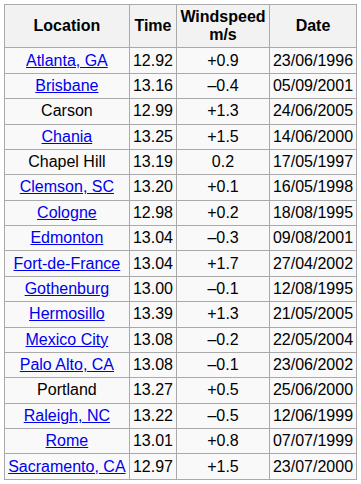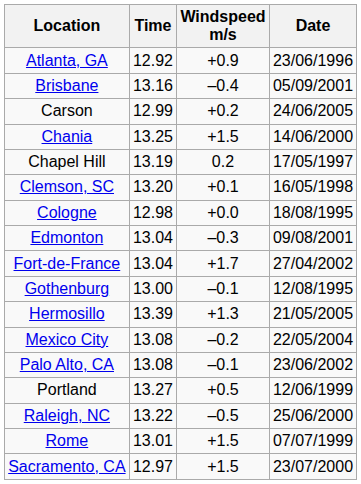(223, 111) +1.3 -> (223, 111) +0.2
(223, 212) +0.2 -> (223, 212) +0.0
(313, 390) 25/06/2000 -> (313, 390) 12/06/1999
(313, 415) 12/06/1999 -> (313, 415) 25/06/2000
(223, 441) +0.8 -> (223, 441) +1.5
